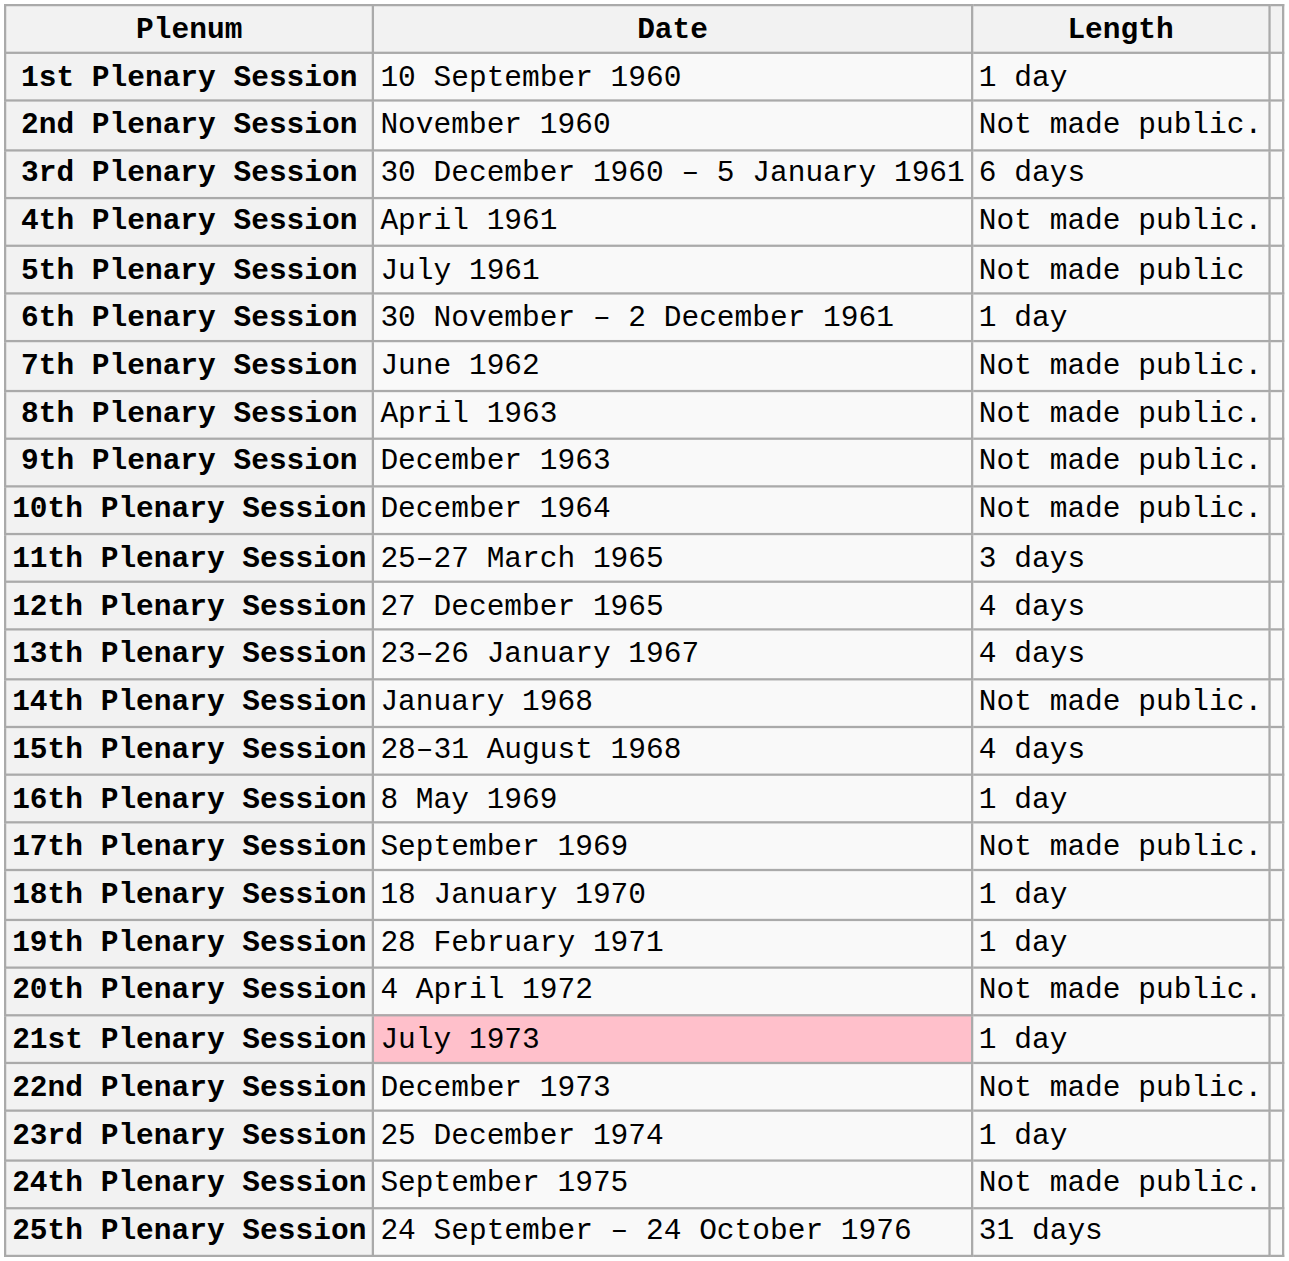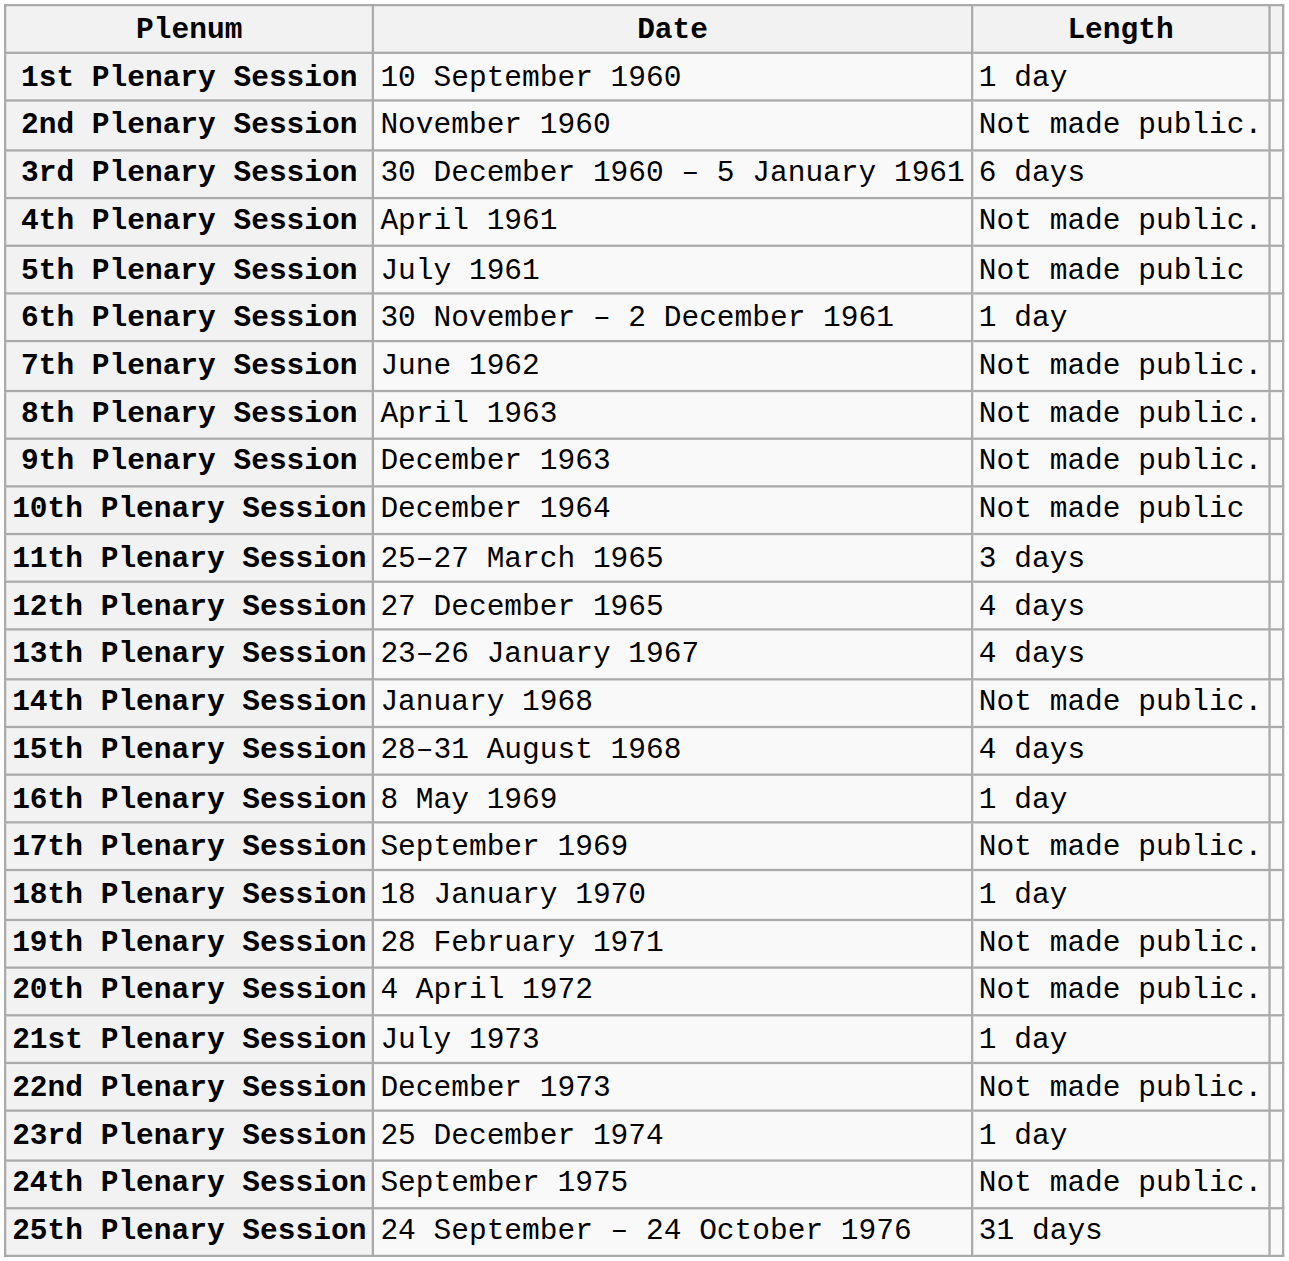(1121, 510) Not made public. -> (1112, 510) Not made public
(1023, 943) 1 day -> (1121, 943) Not made public.
(460, 1039) pink background -> (460, 1039) no background
